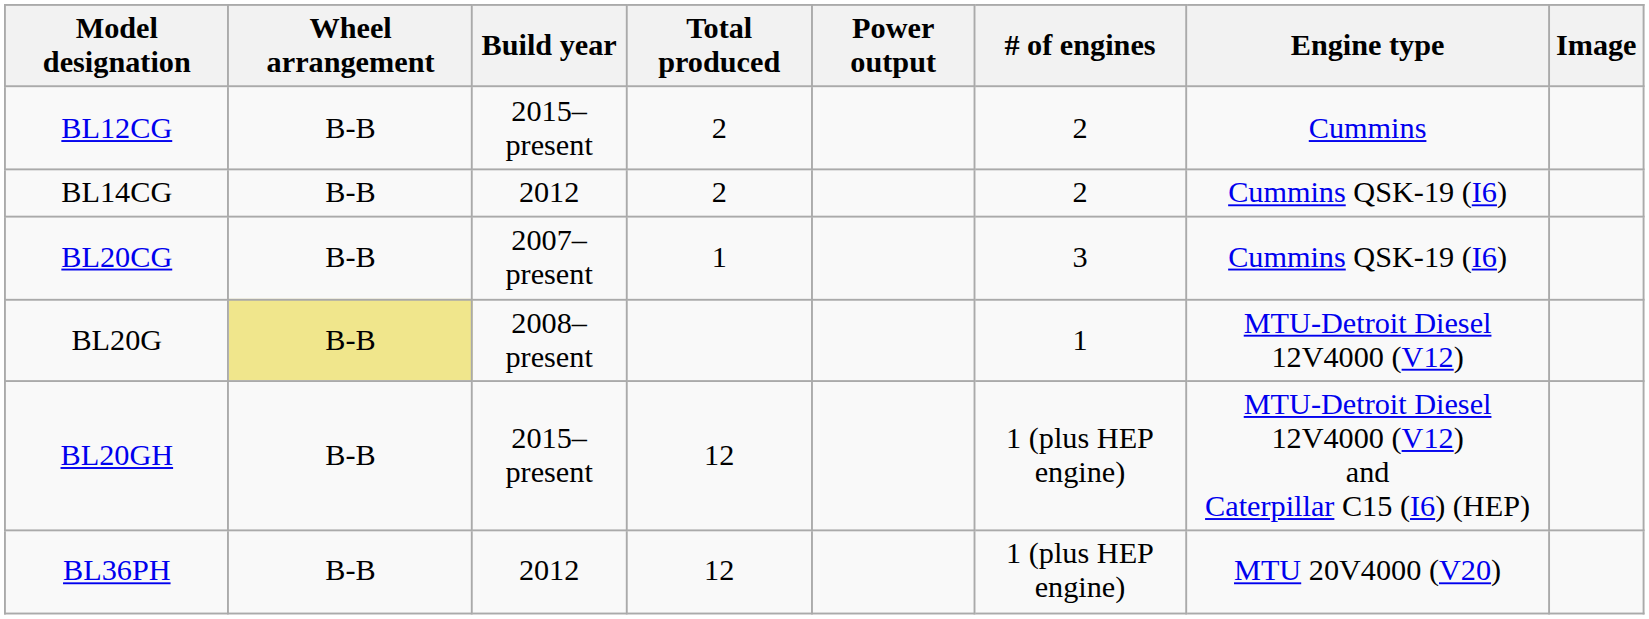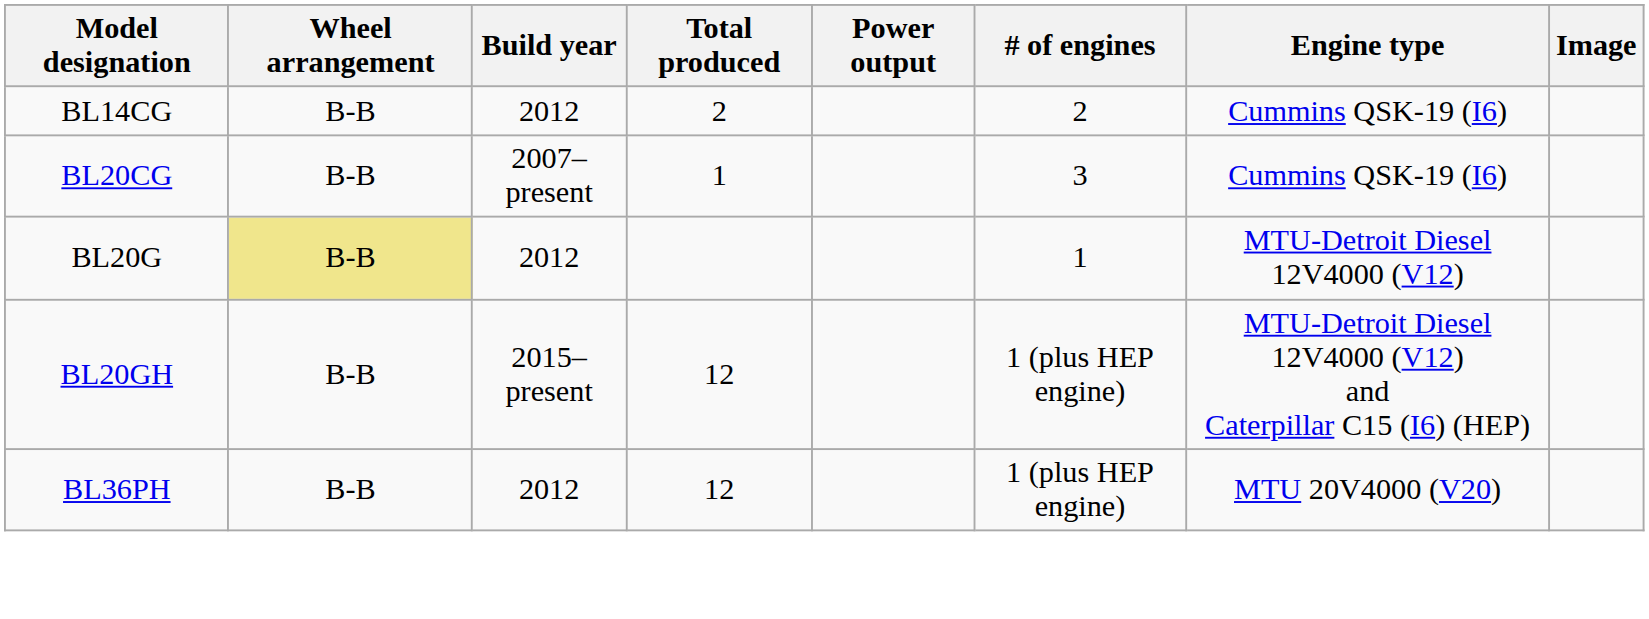- row: (117, 127)
(549, 339) 2008–present -> (549, 257) 2012
